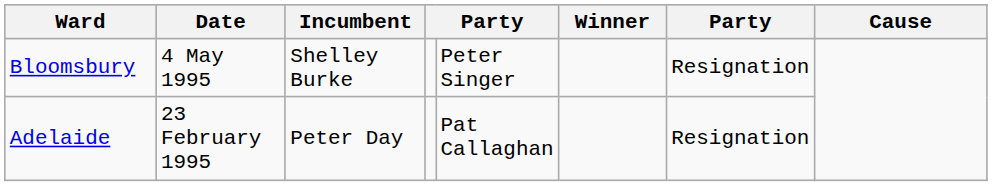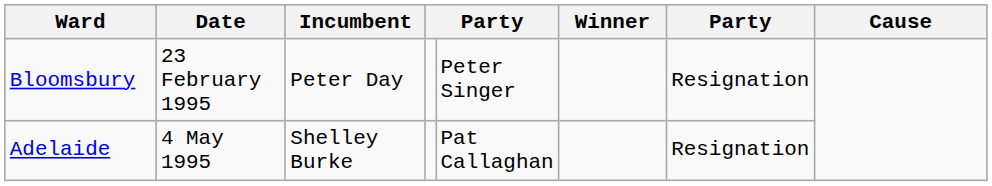(192, 68) 4 May 1995 -> (211, 80) 23 February 1995
(334, 68) Shelley Burke -> (347, 80) Peter Day
(211, 138) 23 February 1995 -> (192, 150) 4 May 1995
(347, 138) Peter Day -> (334, 150) Shelley Burke
